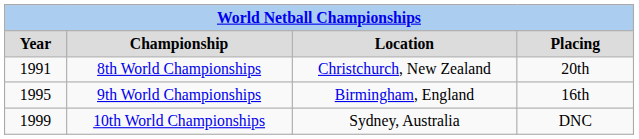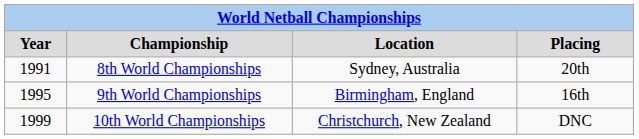(404, 69) Christchurch, New Zealand -> (404, 69) Sydney, Australia
(404, 121) Sydney, Australia -> (404, 121) Christchurch, New Zealand
